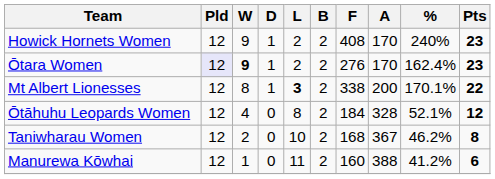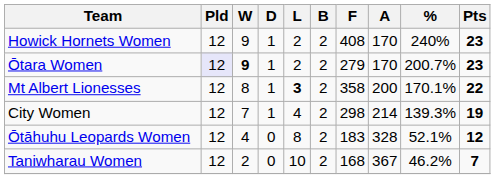(352, 64) 276 -> (352, 64) 279
(430, 64) 162.4% -> (430, 64) 200.7%
(352, 88) 338 -> (352, 88) 358
+ row: (49, 112)
(352, 112) 184 -> (352, 137) 183
(475, 137) 8 -> (475, 161) 7
- row: (71, 161)
